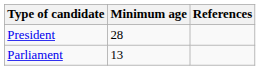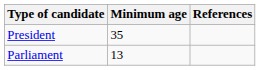(117, 34) 28 -> (117, 34) 35
